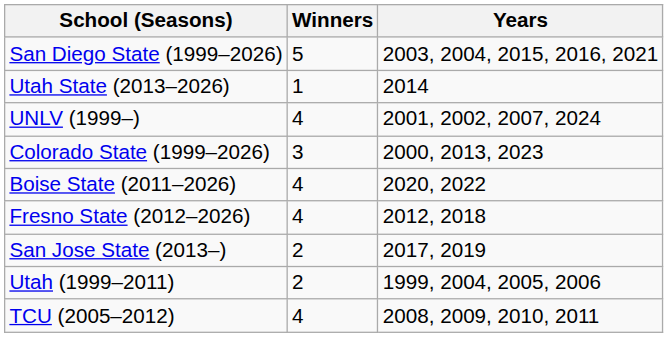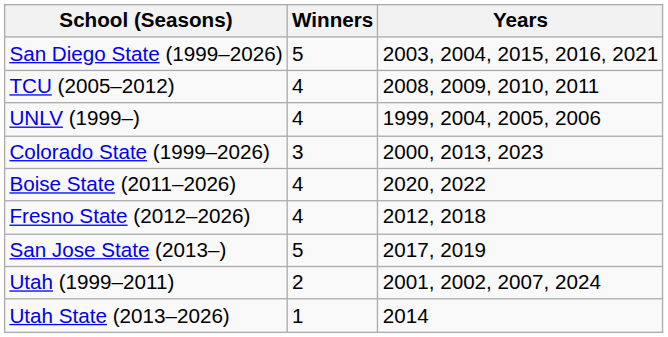rows swapped: (92, 315) <-> (120, 86)
(492, 119) 2001, 2002, 2007, 2024 -> (492, 119) 1999, 2004, 2005, 2006
(298, 250) 2 -> (298, 250) 5
(492, 282) 1999, 2004, 2005, 2006 -> (492, 282) 2001, 2002, 2007, 2024
